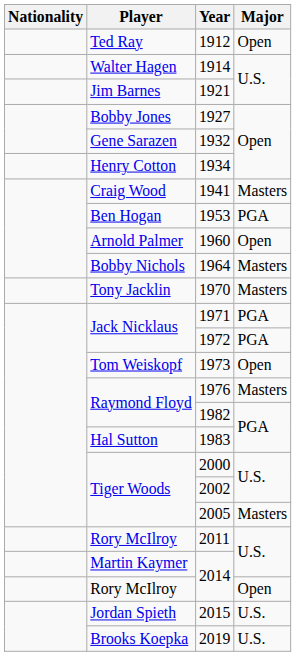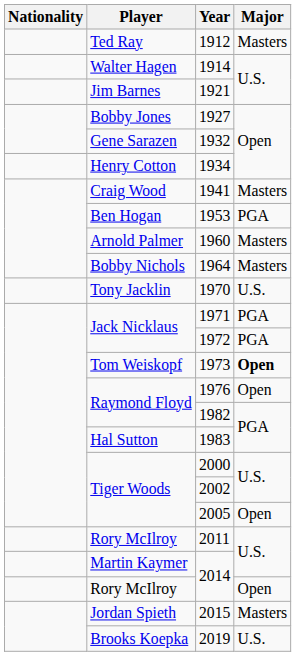(255, 41) Open -> (262, 41) Masters
(255, 240) Open -> (262, 240) Masters
(262, 290) Masters -> (252, 290) U.S.
(255, 365) normal -> (256, 365) bold
(262, 389) Masters -> (255, 389) Open
(262, 514) Masters -> (255, 514) Open
(252, 613) U.S. -> (262, 613) Masters
